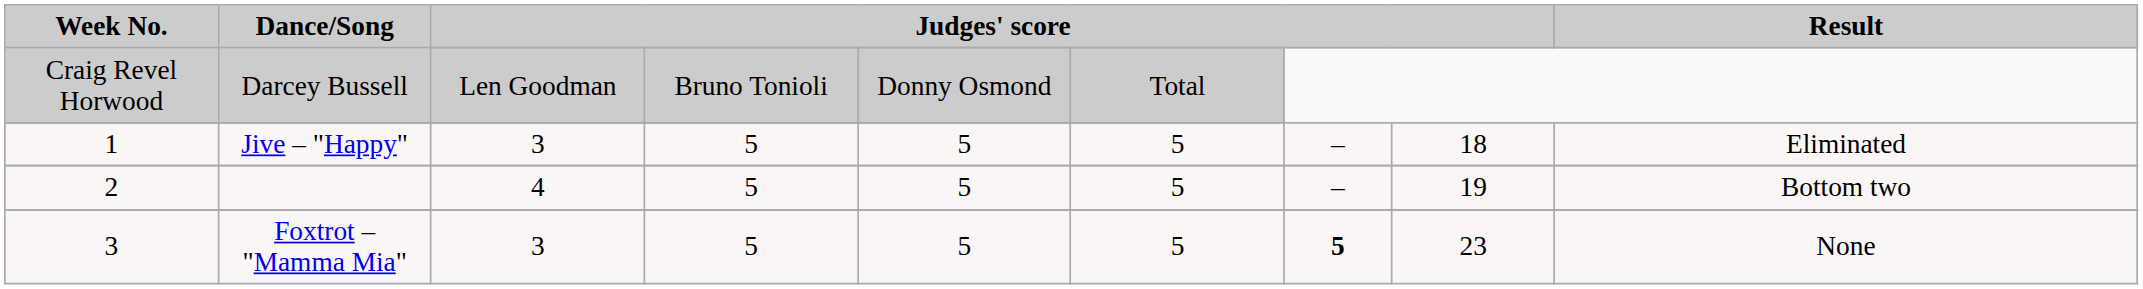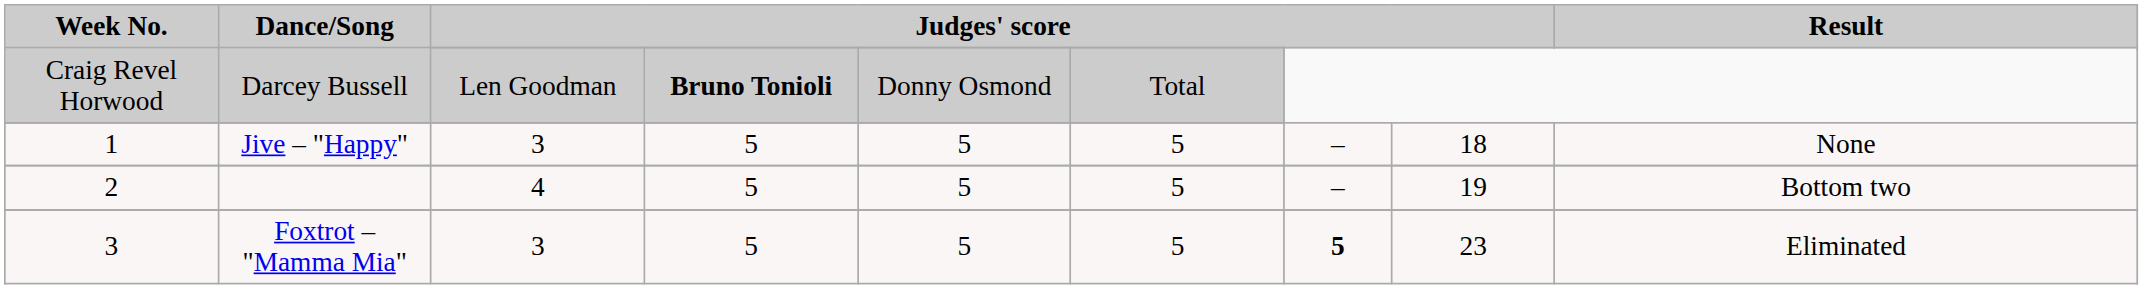(751, 84) normal -> (751, 84) bold
(1846, 143) Eliminated -> (1846, 143) None
(1846, 245) None -> (1846, 245) Eliminated
